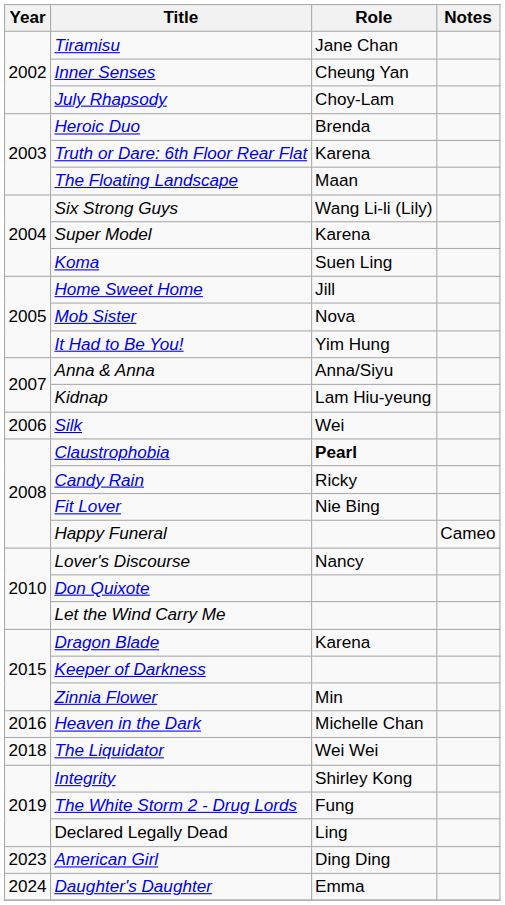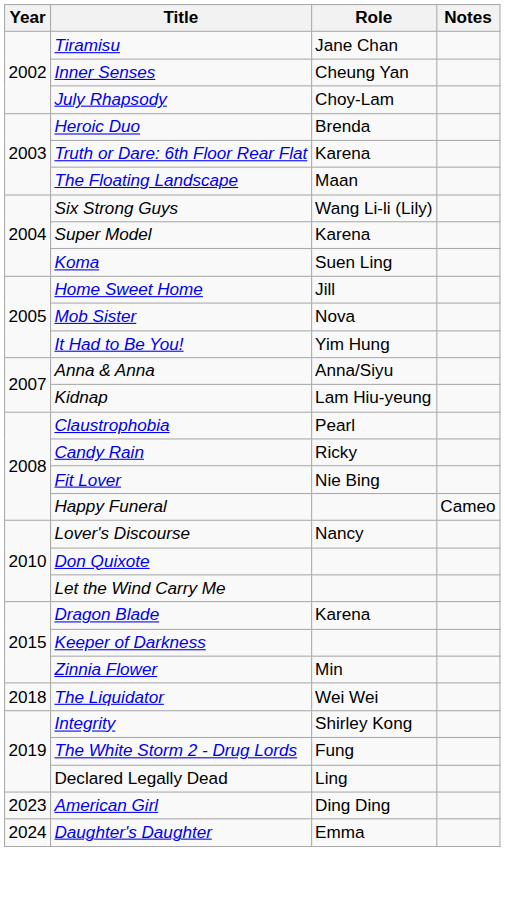- row: (68, 425)
(336, 452) bold -> (335, 425) normal
- row: (128, 724)
